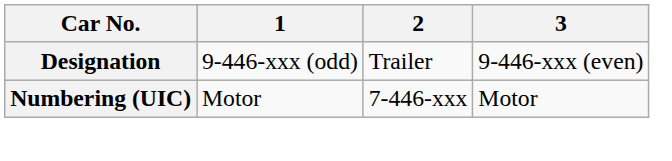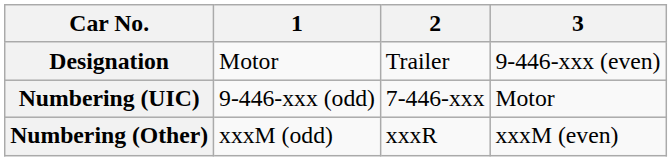(280, 60) 9-446-xxx (odd) -> (249, 60) Motor
(232, 98) Motor -> (297, 98) 9-446-xxx (odd)
+ row: (109, 135)
